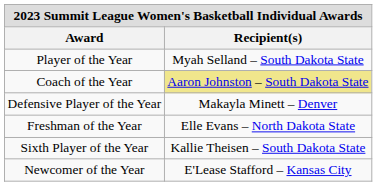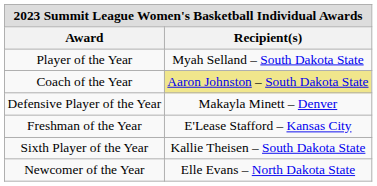(268, 126) Elle Evans – North Dakota State -> (268, 126) E'Lease Stafford – Kansas City
(268, 170) E'Lease Stafford – Kansas City -> (268, 170) Elle Evans – North Dakota State
